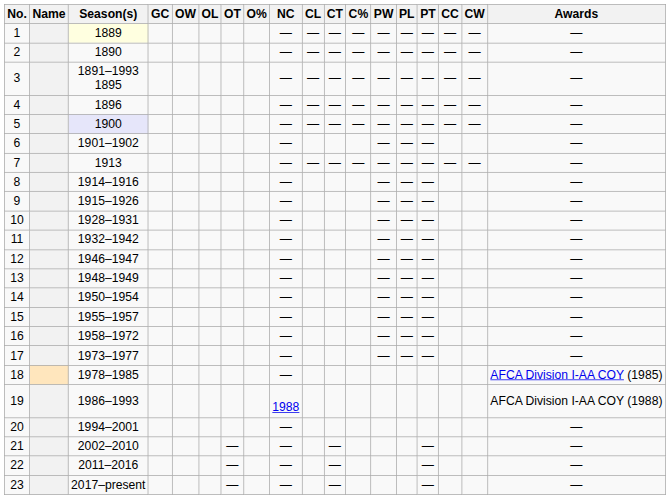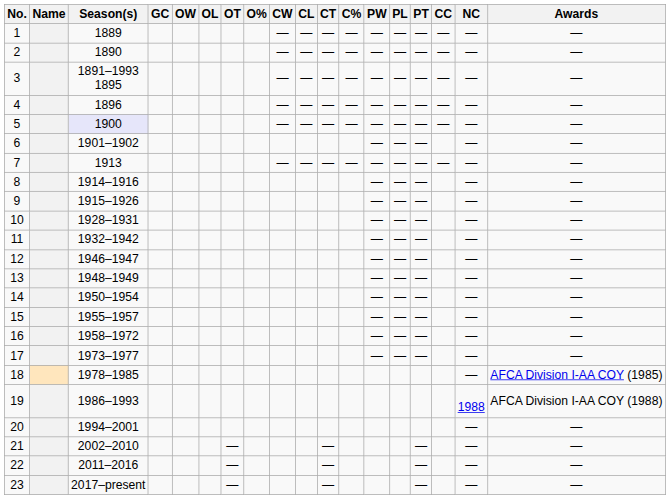columns swapped: (475, 14) <-> (286, 14)
(108, 33) lightyellow background -> (108, 33) no background
